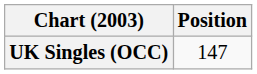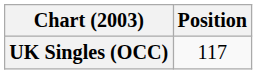(212, 52) 147 -> (212, 52) 117
